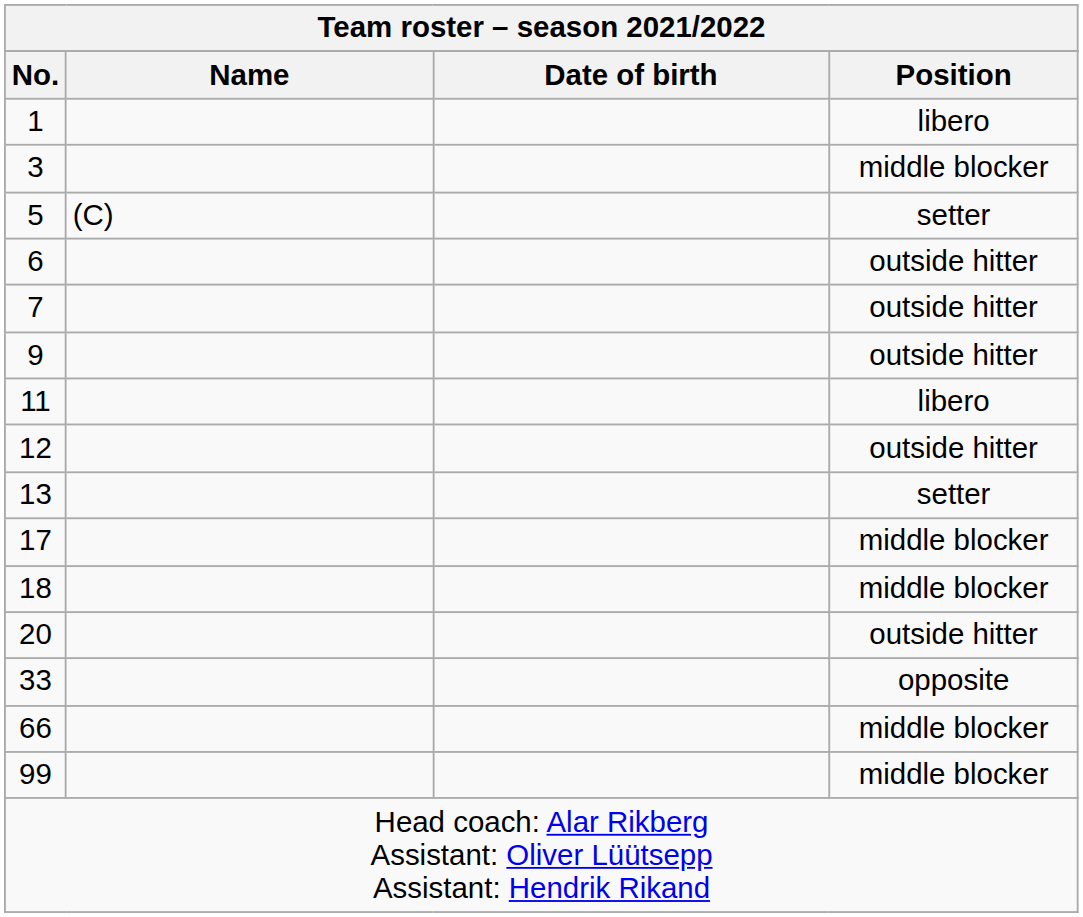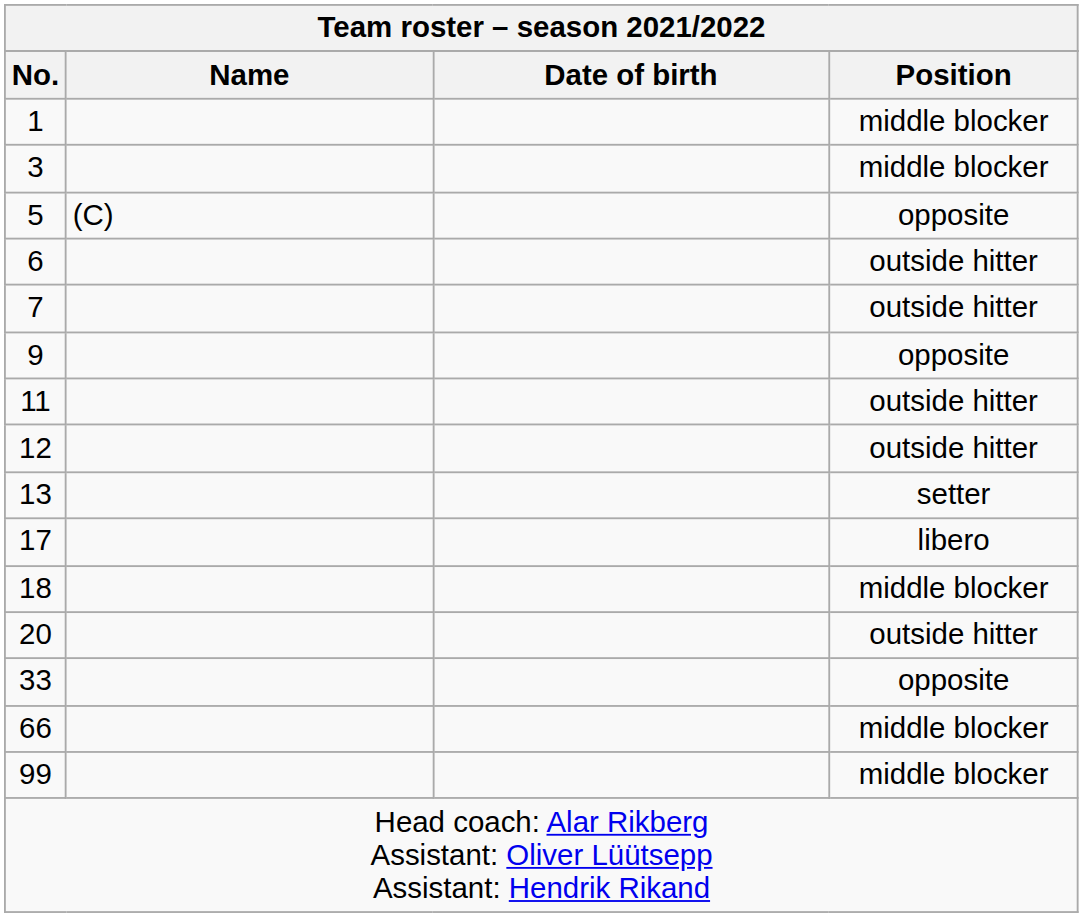(954, 121) libero -> (954, 121) middle blocker
(954, 214) setter -> (954, 214) opposite
(954, 354) outside hitter -> (954, 354) opposite
(954, 401) libero -> (954, 401) outside hitter
(954, 541) middle blocker -> (954, 541) libero
